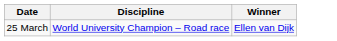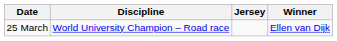+ column: (250, 12)
